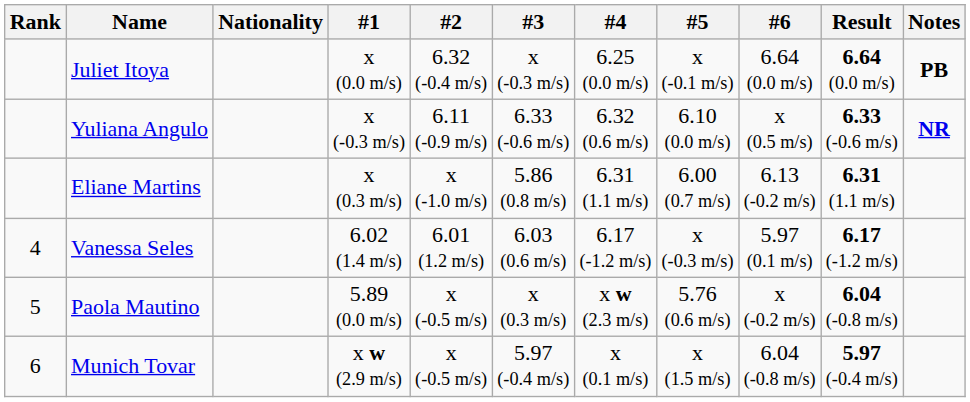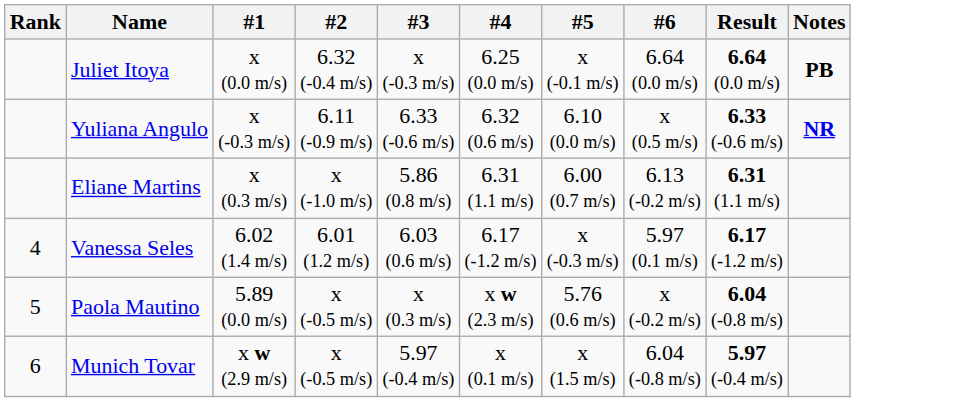- column: (270, 21)
